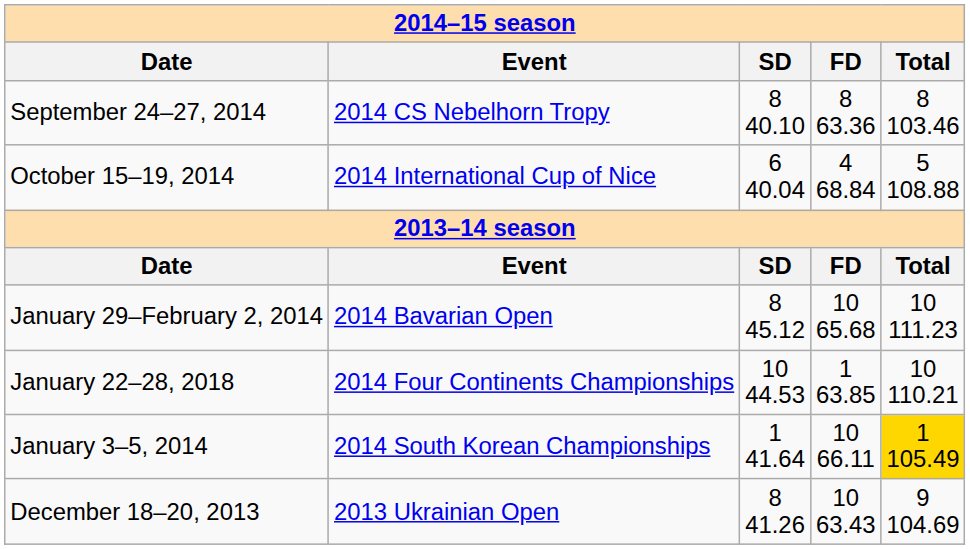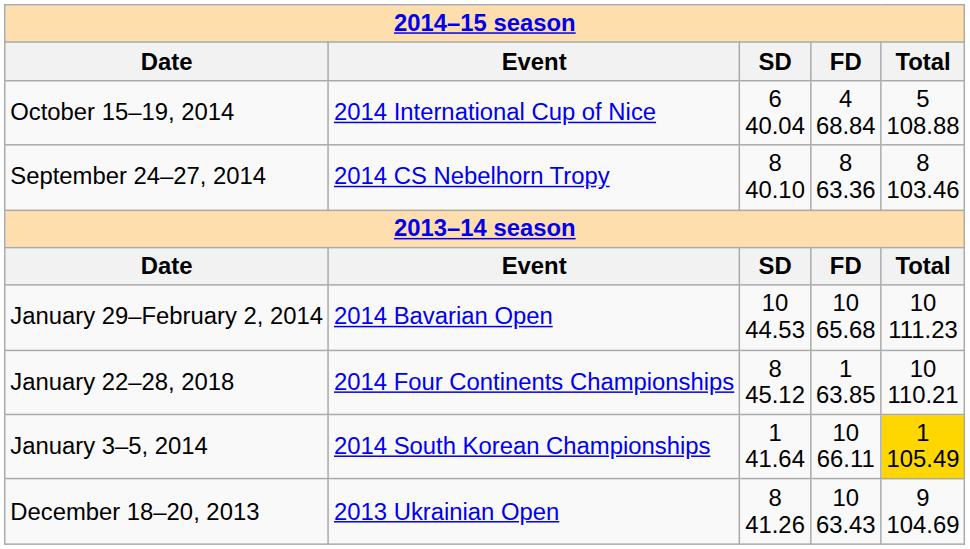rows swapped: (122, 177) <-> (138, 112)
(775, 317) 8 45.12 -> (775, 317) 10 44.53
(775, 381) 10 44.53 -> (775, 381) 8 45.12
